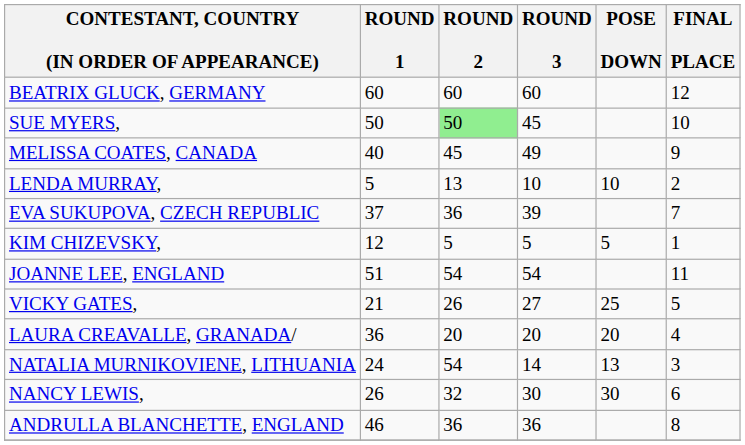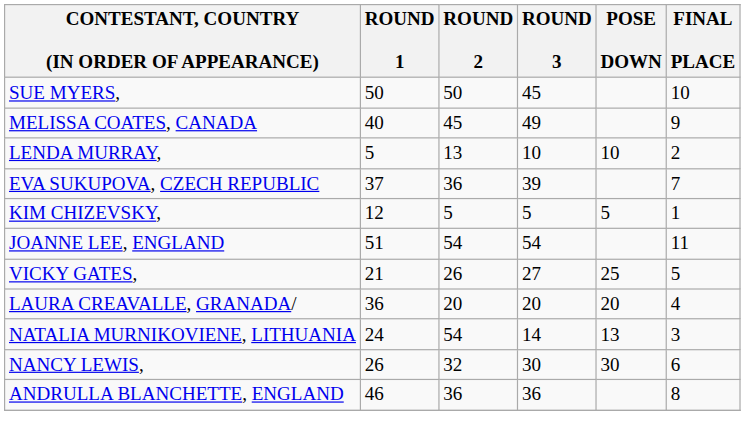- row: (137, 92)
(453, 122) lightgreen background -> (453, 92) no background
